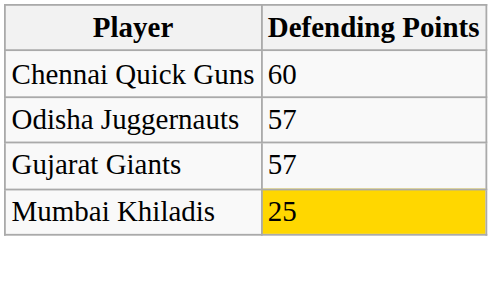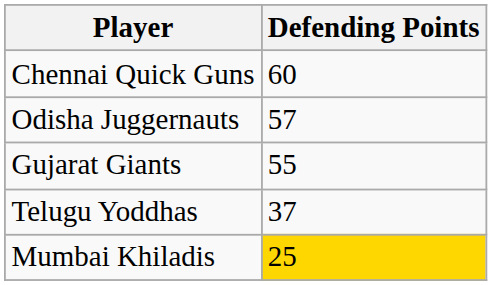(282, 165) 57 -> (282, 165) 55
+ row: (105, 211)
